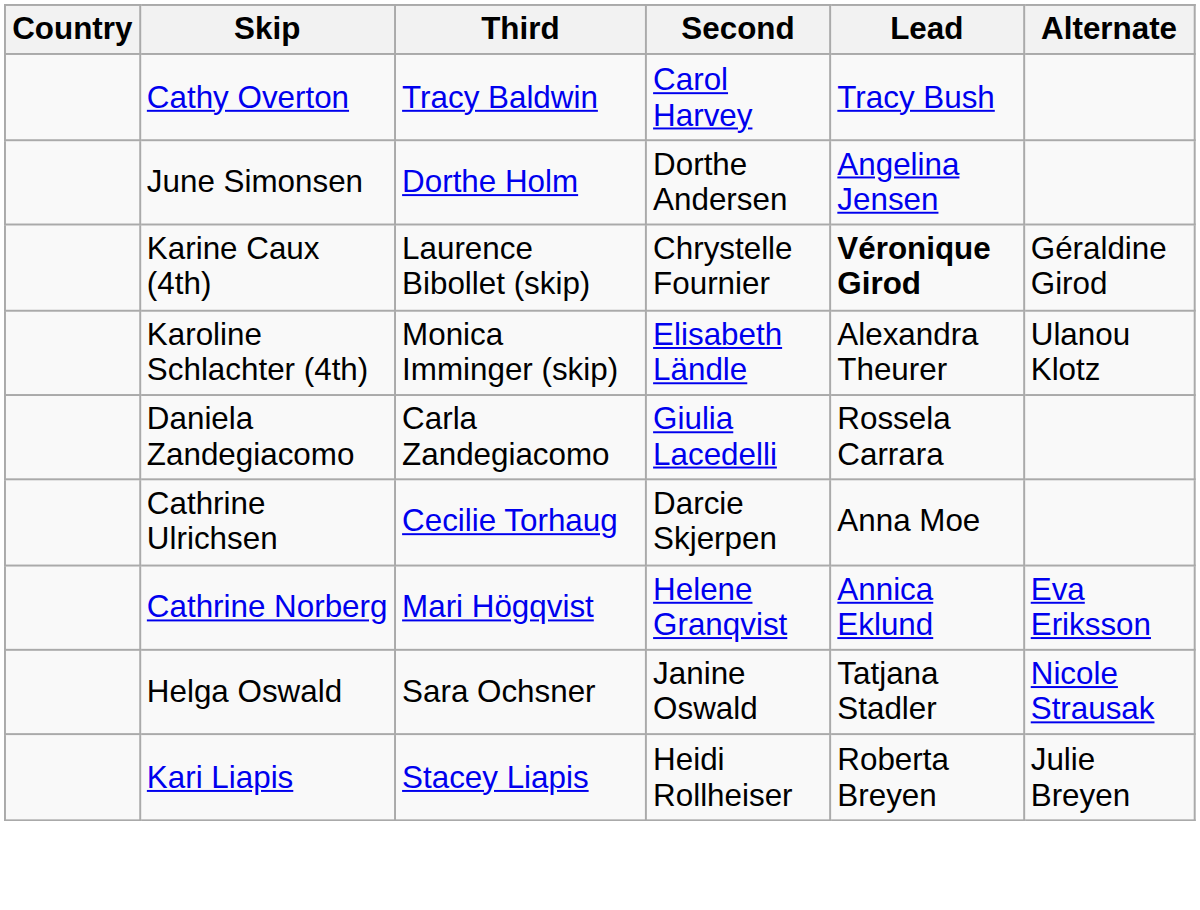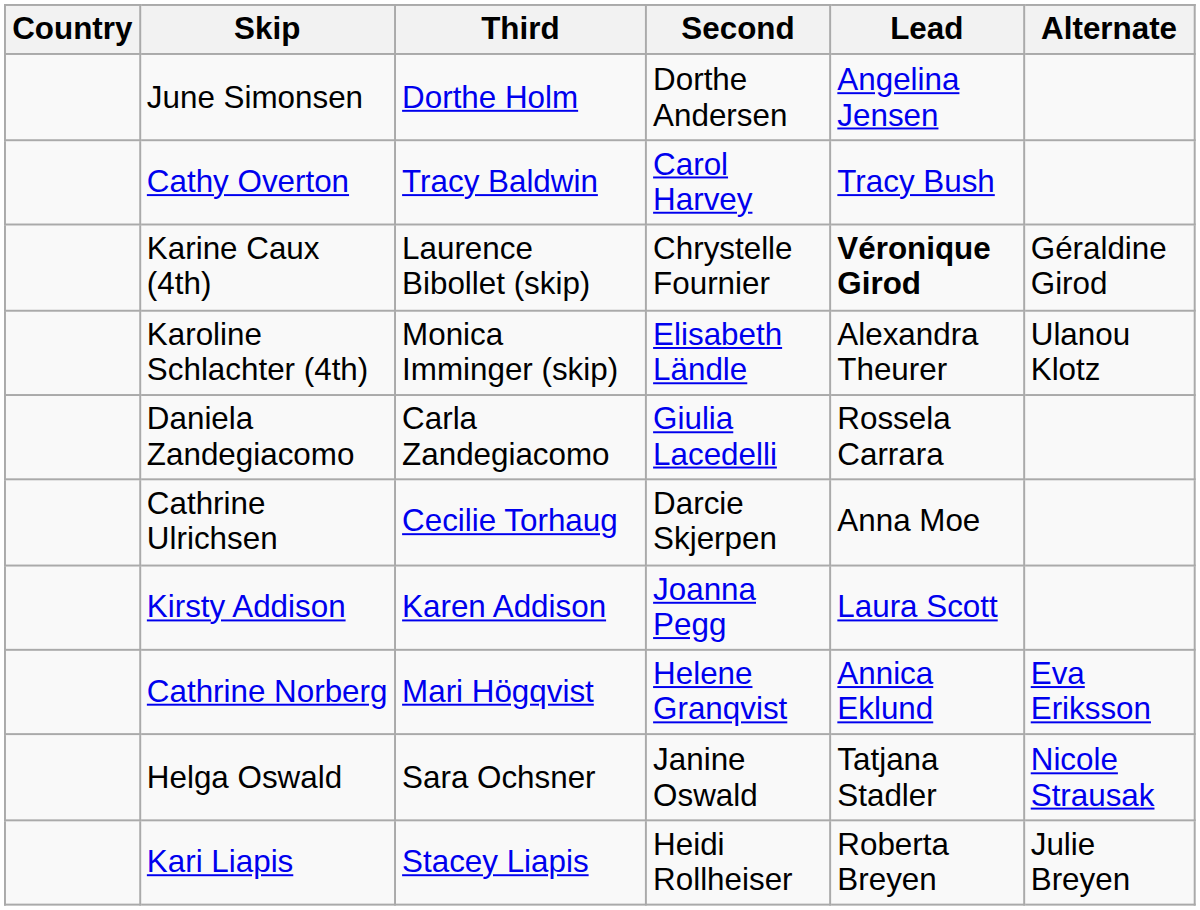rows swapped: (248, 96) <-> (255, 181)
+ row: (246, 606)
